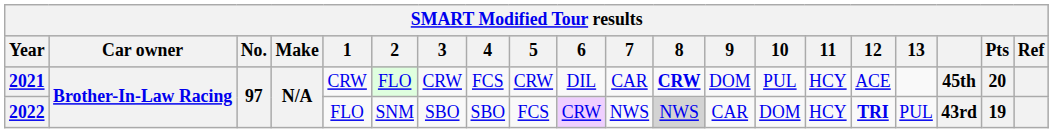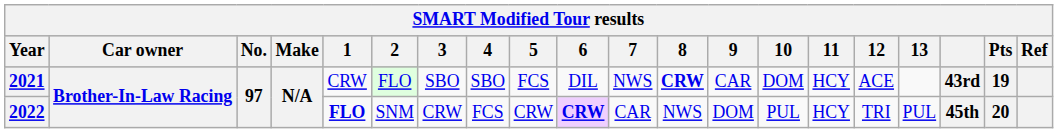(442, 81) CRW -> (442, 81) SBO
(488, 81) FCS -> (488, 81) SBO
(533, 81) CRW -> (533, 81) FCS
(629, 81) CAR -> (633, 81) NWS
(730, 81) DOM -> (733, 81) CAR
(780, 81) PUL -> (783, 81) DOM
(959, 81) 45th -> (962, 81) 43rd
(997, 81) 20 -> (1001, 81) 19
(347, 112) normal -> (347, 112) bold
(442, 112) SBO -> (442, 112) CRW
(488, 112) SBO -> (488, 112) FCS
(533, 112) FCS -> (533, 112) CRW
(581, 112) normal -> (583, 112) bold
(629, 112) NWS -> (633, 112) CAR
(679, 112) lightgrey background -> (682, 112) no background
(730, 112) CAR -> (733, 112) DOM
(780, 112) DOM -> (783, 112) PUL
(873, 112) bold -> (876, 112) normal
(959, 112) 43rd -> (962, 112) 45th
(997, 112) 19 -> (1001, 112) 20
